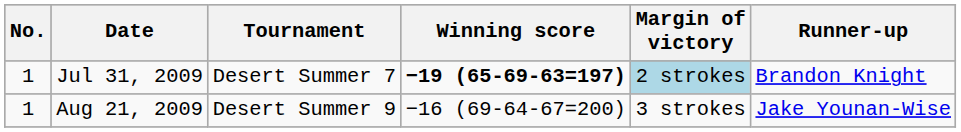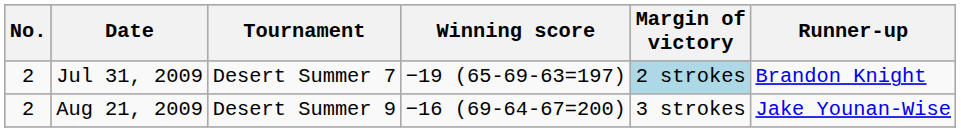(28, 78) 1 -> (28, 78) 2
(516, 78) bold -> (516, 78) normal
(28, 111) 1 -> (28, 111) 2
